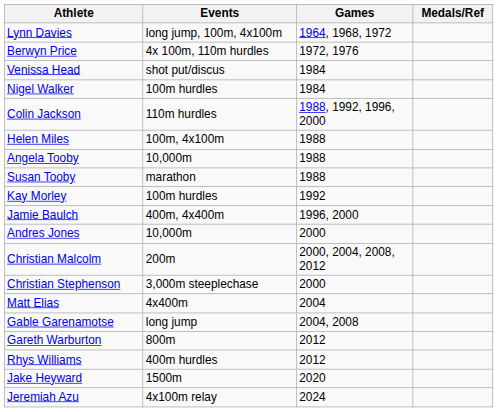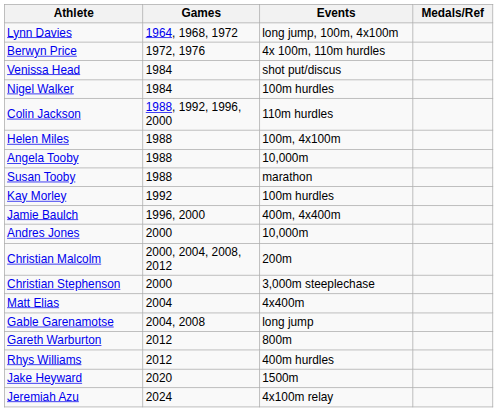columns swapped: (220, 13) <-> (355, 13)
